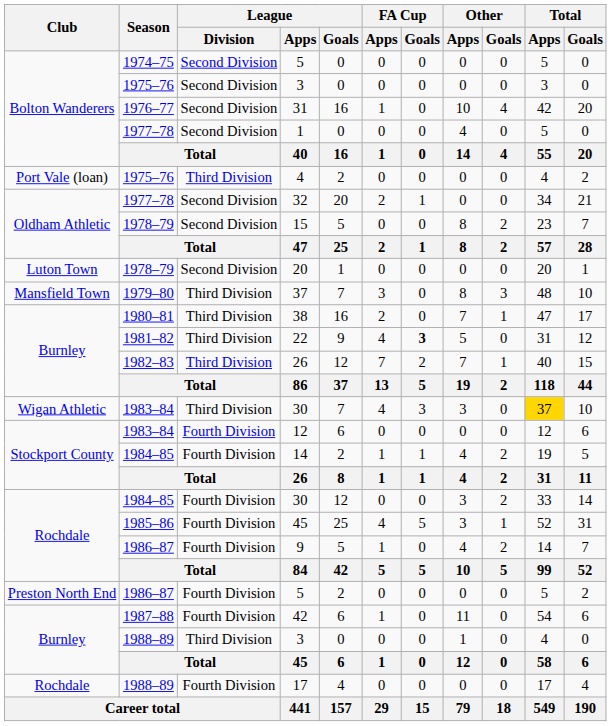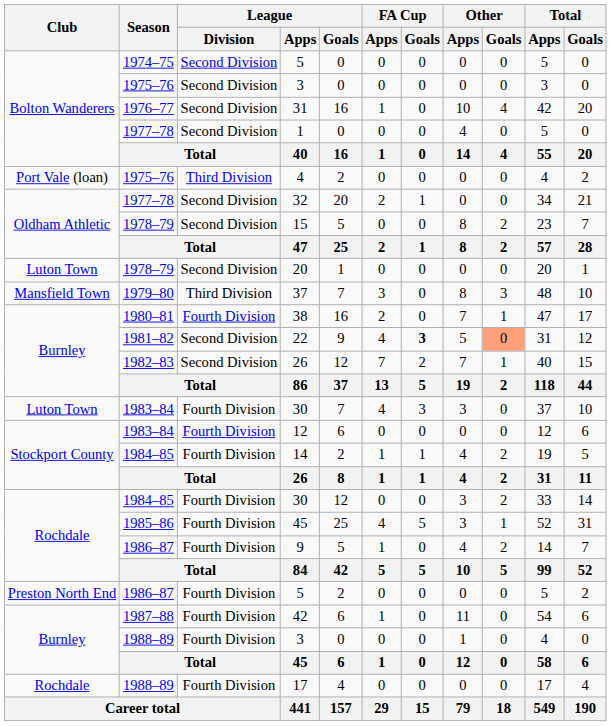(229, 316) Third Division -> (229, 316) Fourth Division
(229, 339) Third Division -> (229, 339) Second Division
(504, 339) no background -> (504, 339) lightsalmon background
(229, 362) Third Division -> (229, 362) Second Division
(62, 408) Wigan Athletic -> (62, 408) Luton Town
(229, 408) Third Division -> (229, 408) Fourth Division
(544, 408) gold background -> (544, 408) no background
(229, 639) Third Division -> (229, 639) Fourth Division
